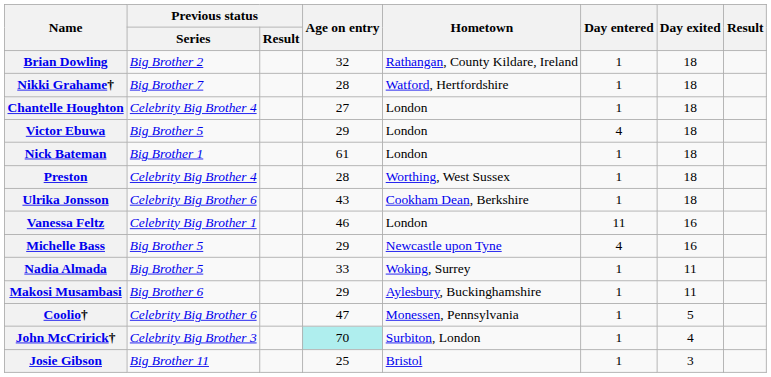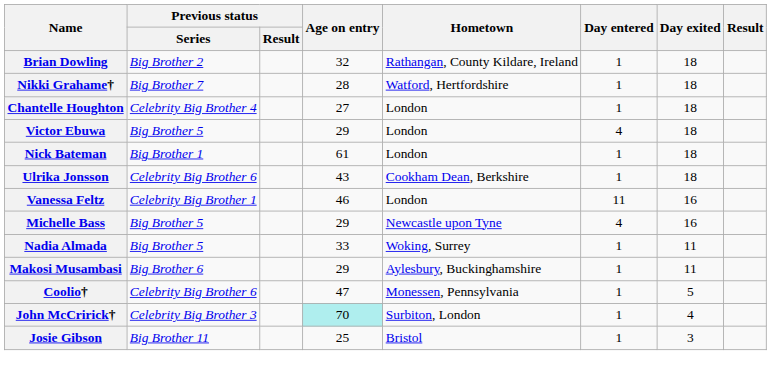- row: (66, 176)
